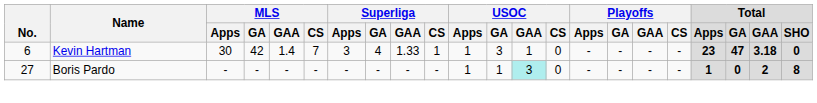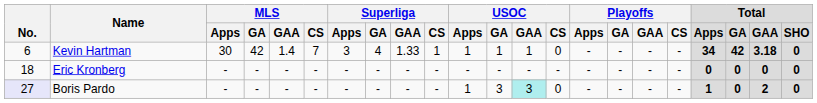(499, 51) 3 -> (499, 51) 1
(708, 51) 23 -> (708, 51) 34
(738, 51) 47 -> (738, 51) 42
+ row: (89, 70)
(27, 70) no background -> (27, 88) lavender background
(499, 70) 1 -> (499, 88) 3
(797, 70) 8 -> (797, 88) 0
